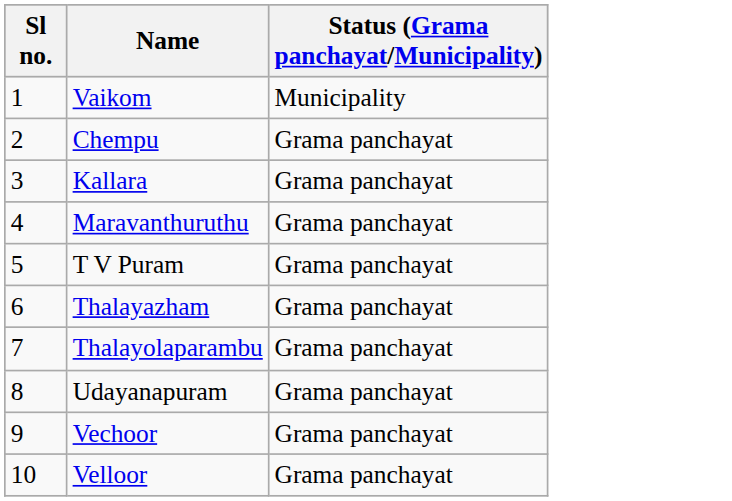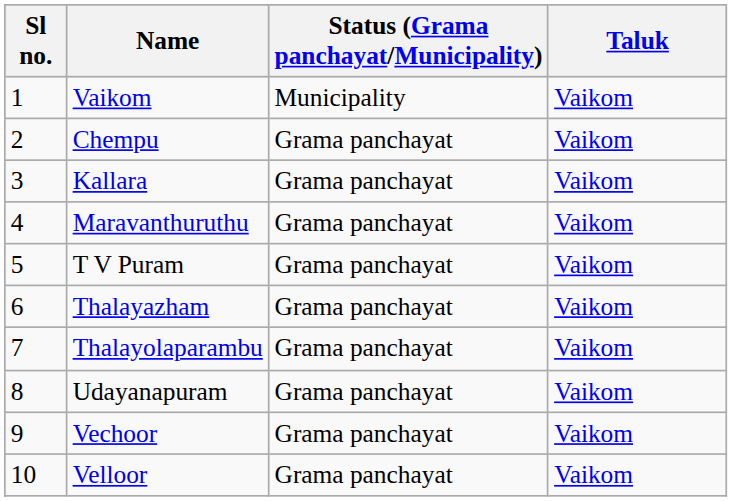+ column: (638, 40)
